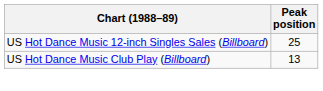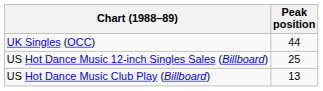+ row: (51, 42)
